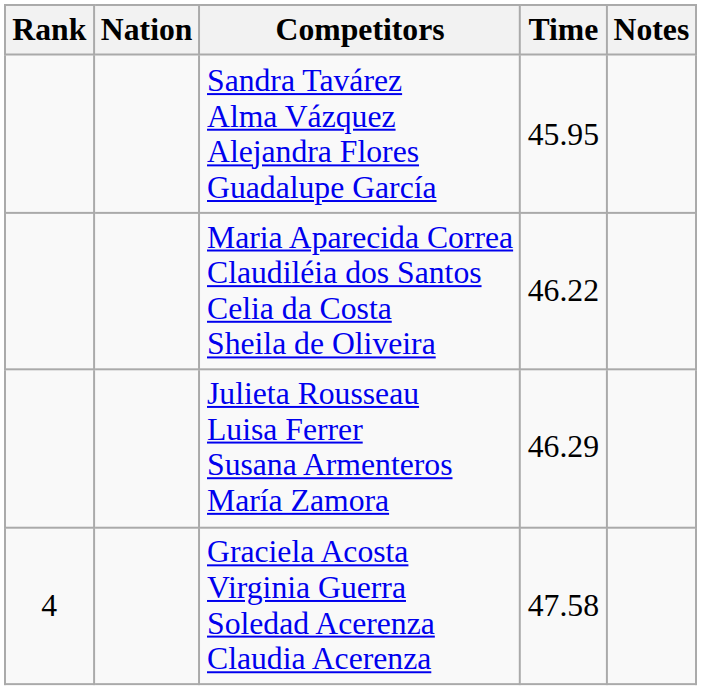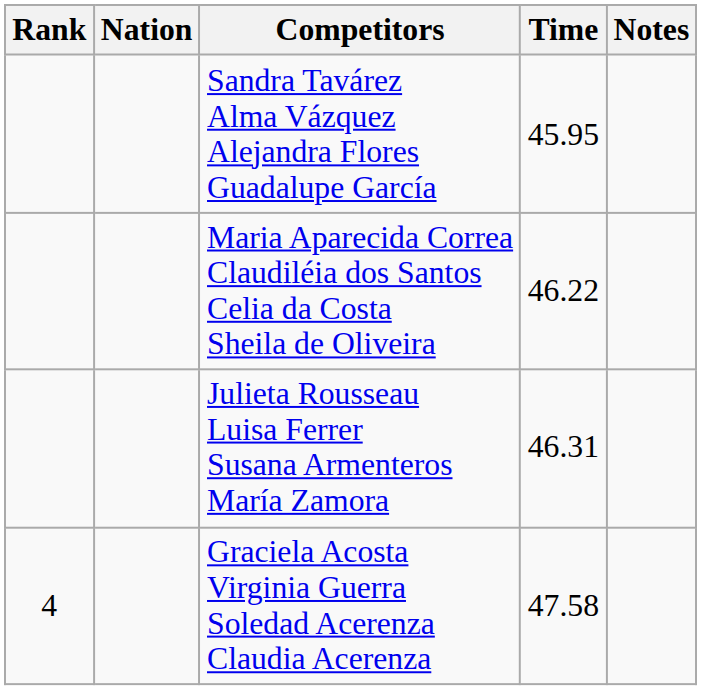(563, 447) 46.29 -> (563, 447) 46.31
